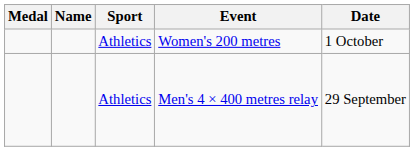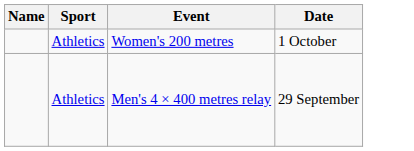- column: (28, 17)
